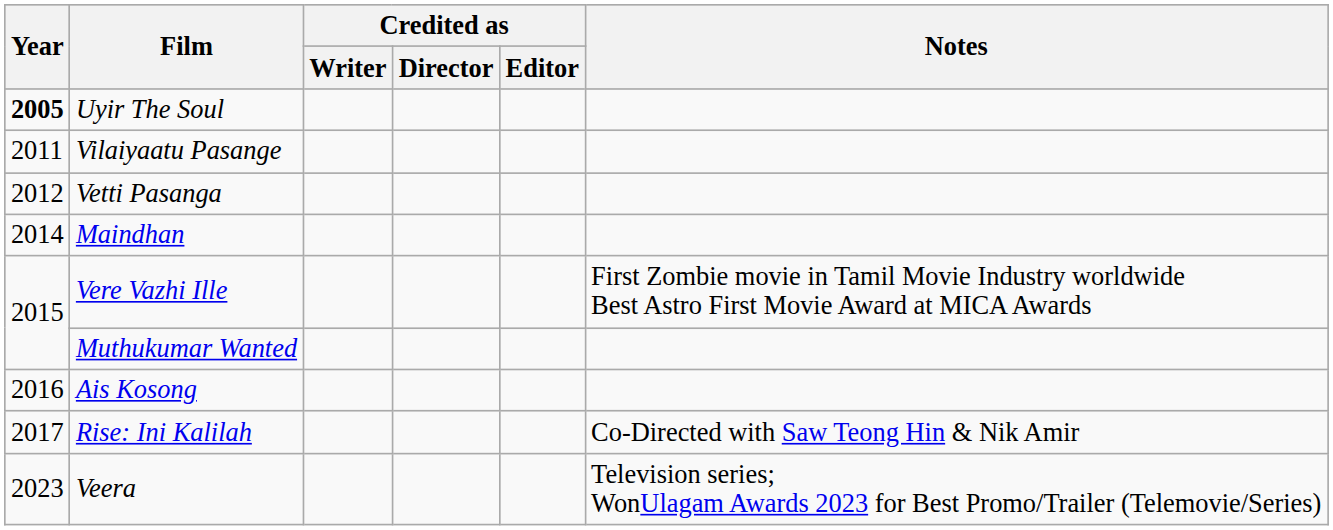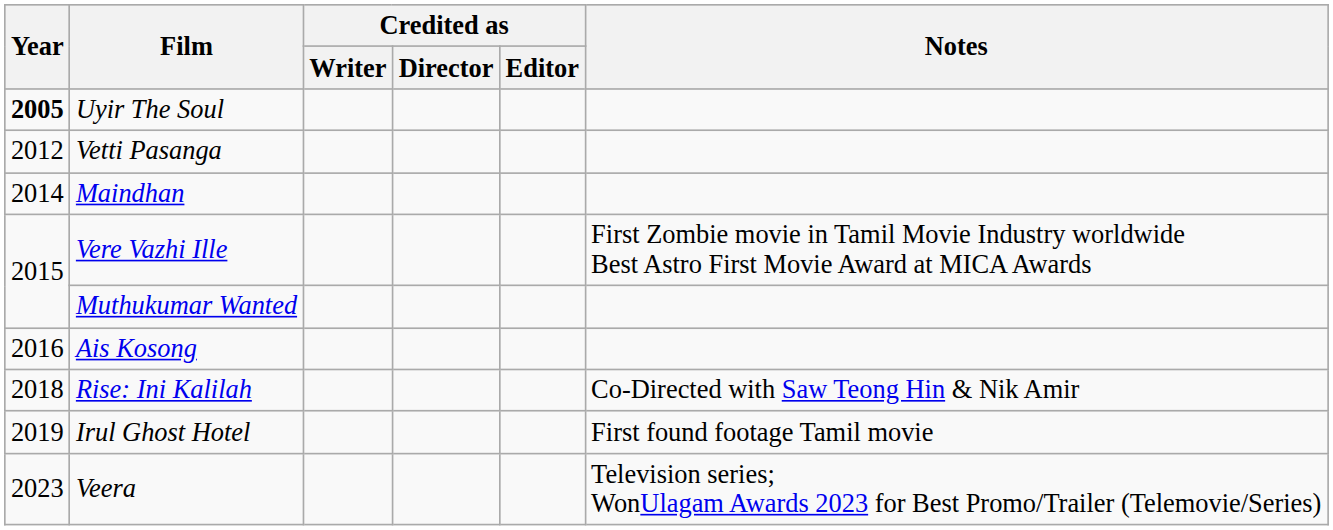- row: (179, 151)
(37, 431) 2017 -> (37, 390) 2018
+ row: (163, 431)
